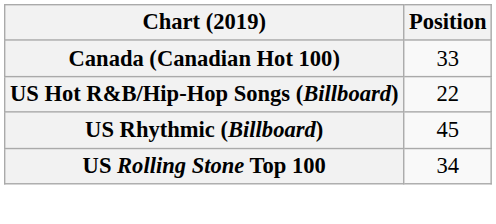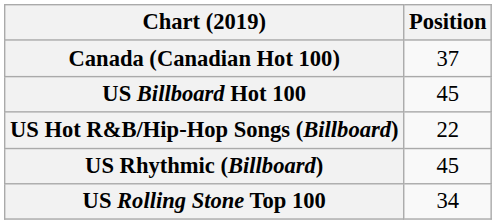(448, 58) 33 -> (448, 58) 37
+ row: (204, 93)
